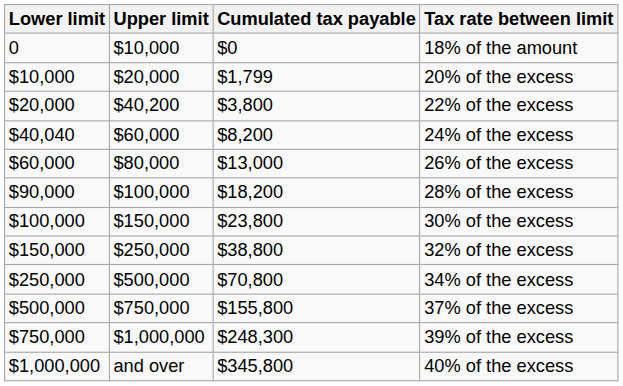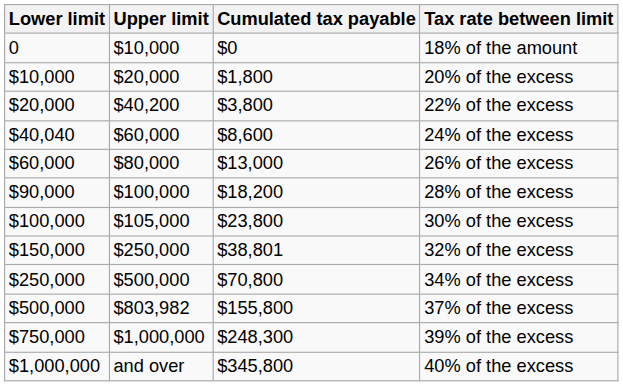(245, 76) $1,799 -> (245, 76) $1,800
(245, 134) $8,200 -> (245, 134) $8,600
(151, 221) $150,000 -> (151, 221) $105,000
(250, 250) $38,800 -> (250, 250) $38,801
(151, 308) $750,000 -> (151, 308) $803,982
